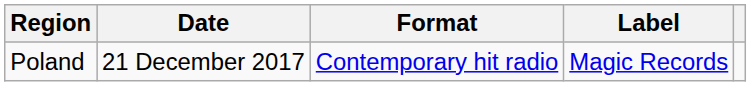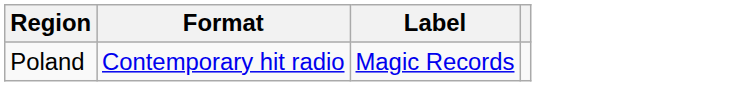- column: (203, 23)
